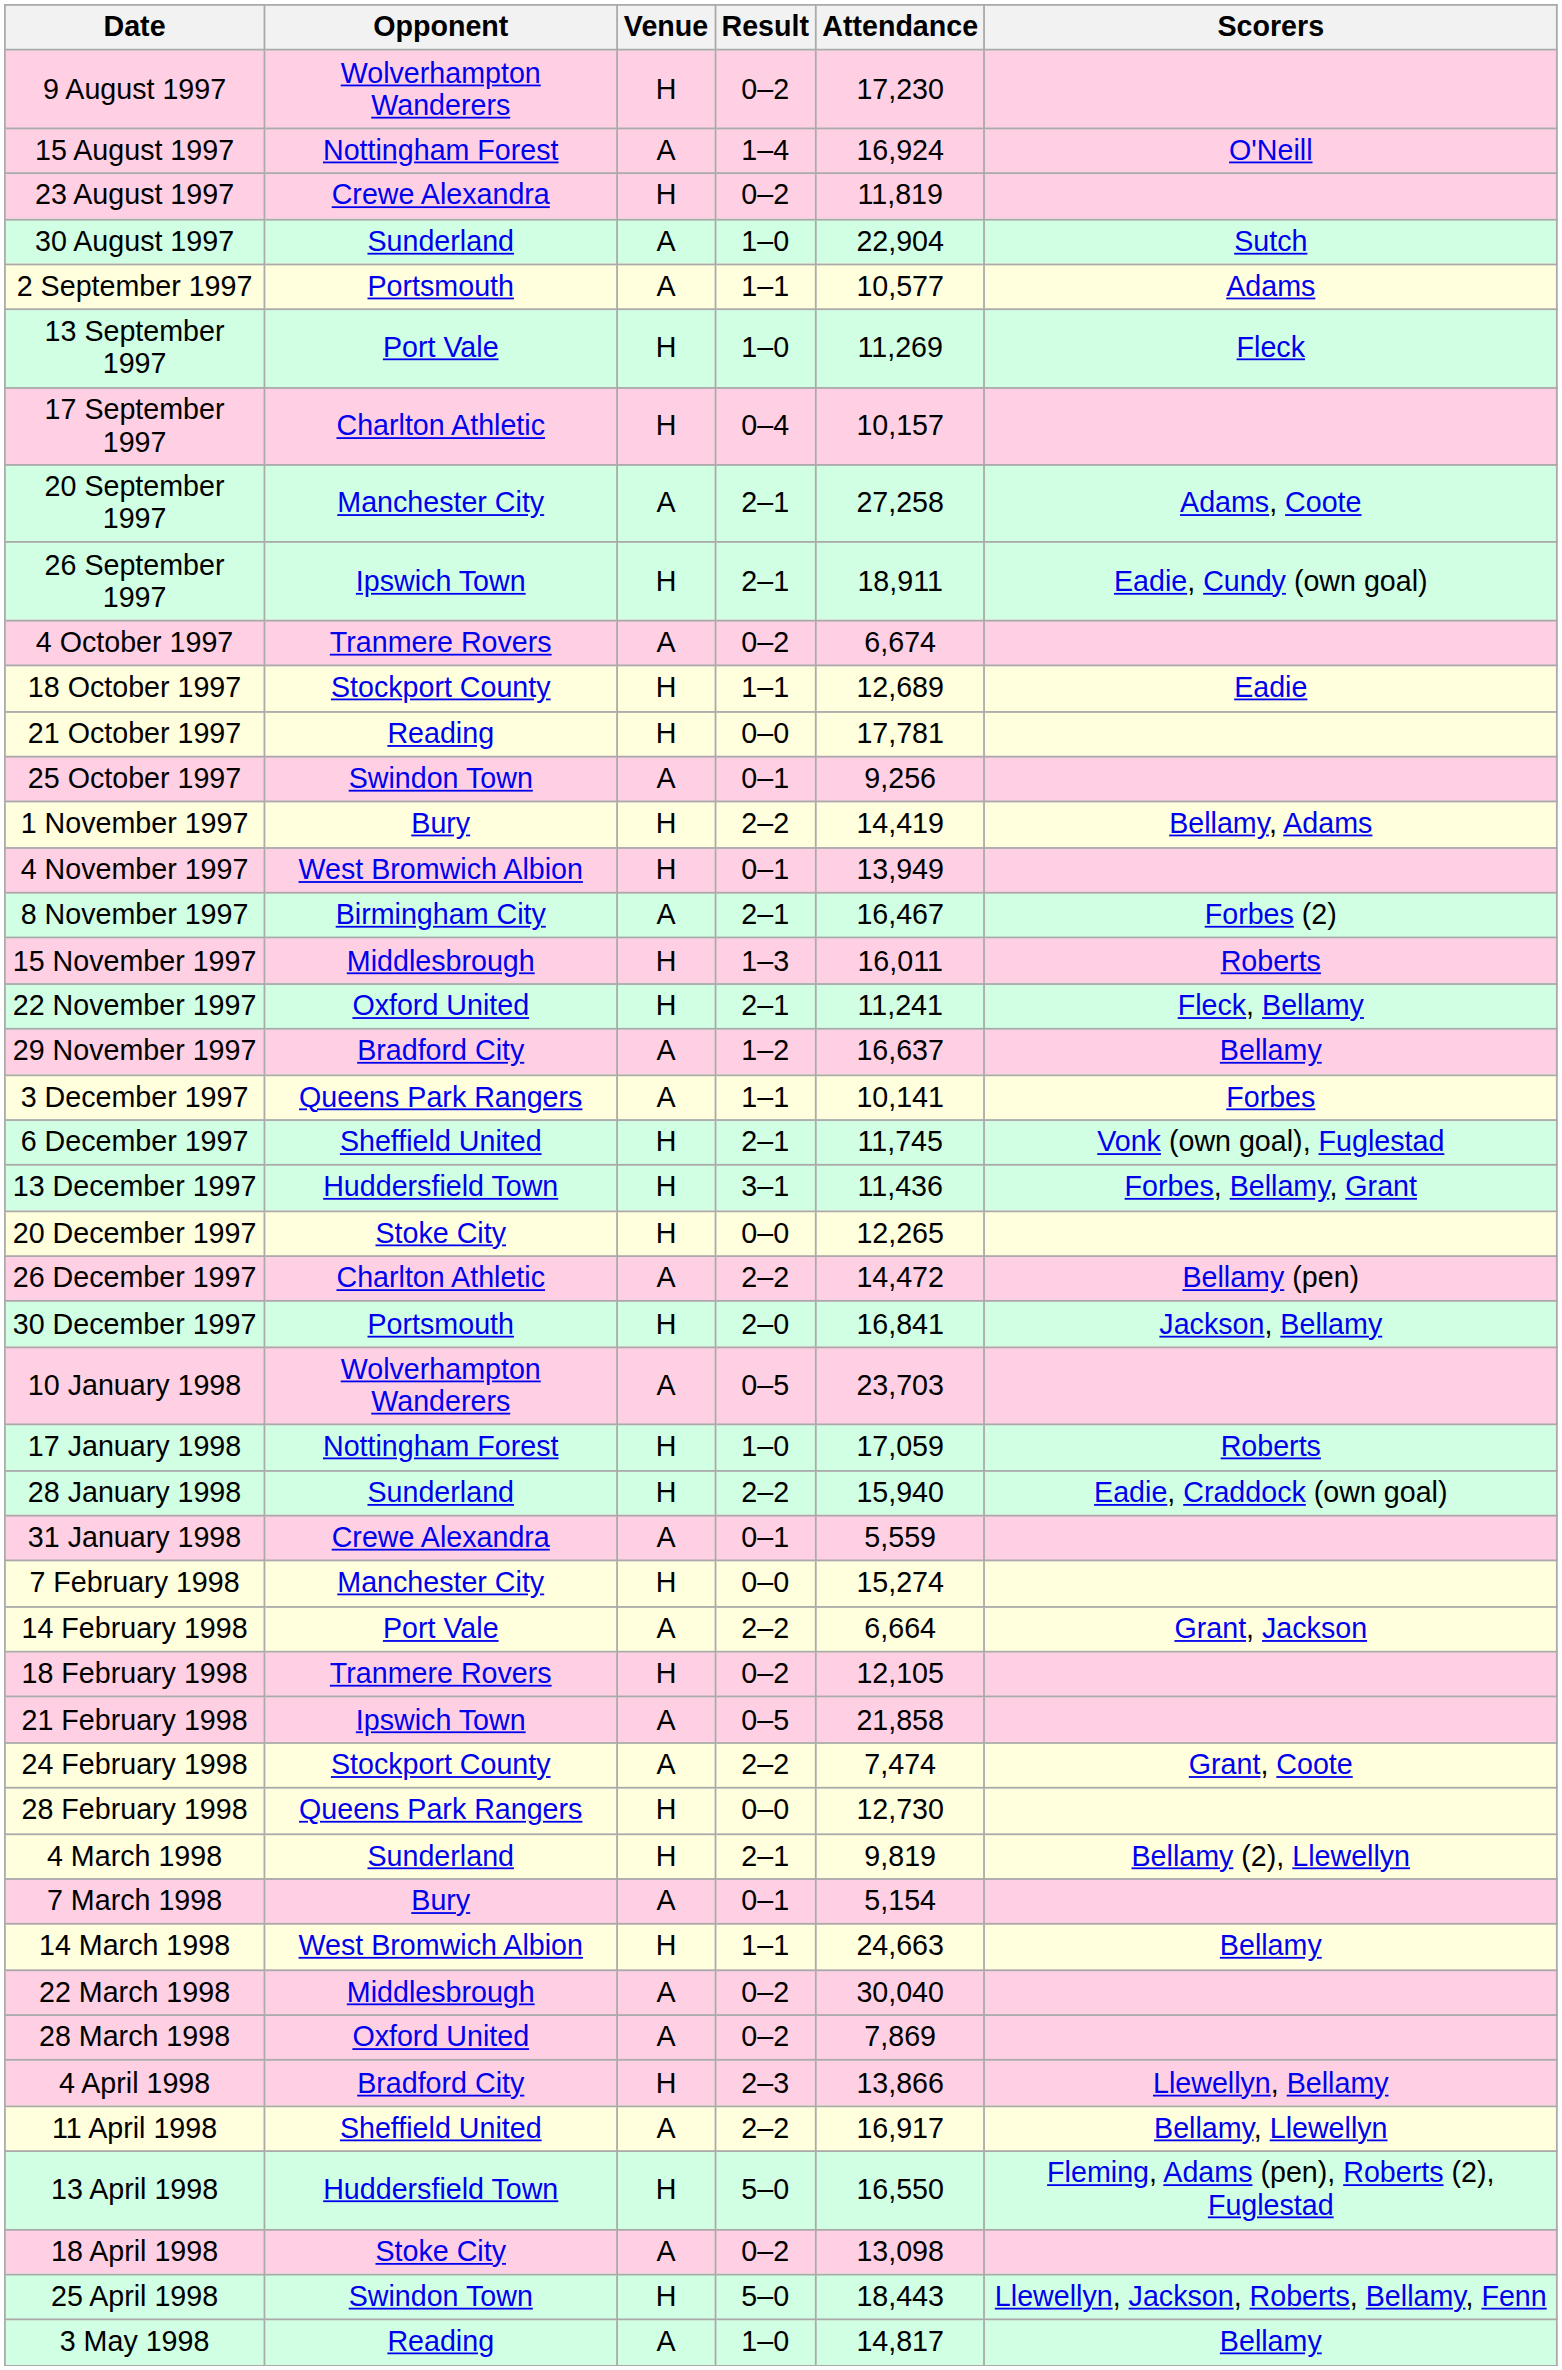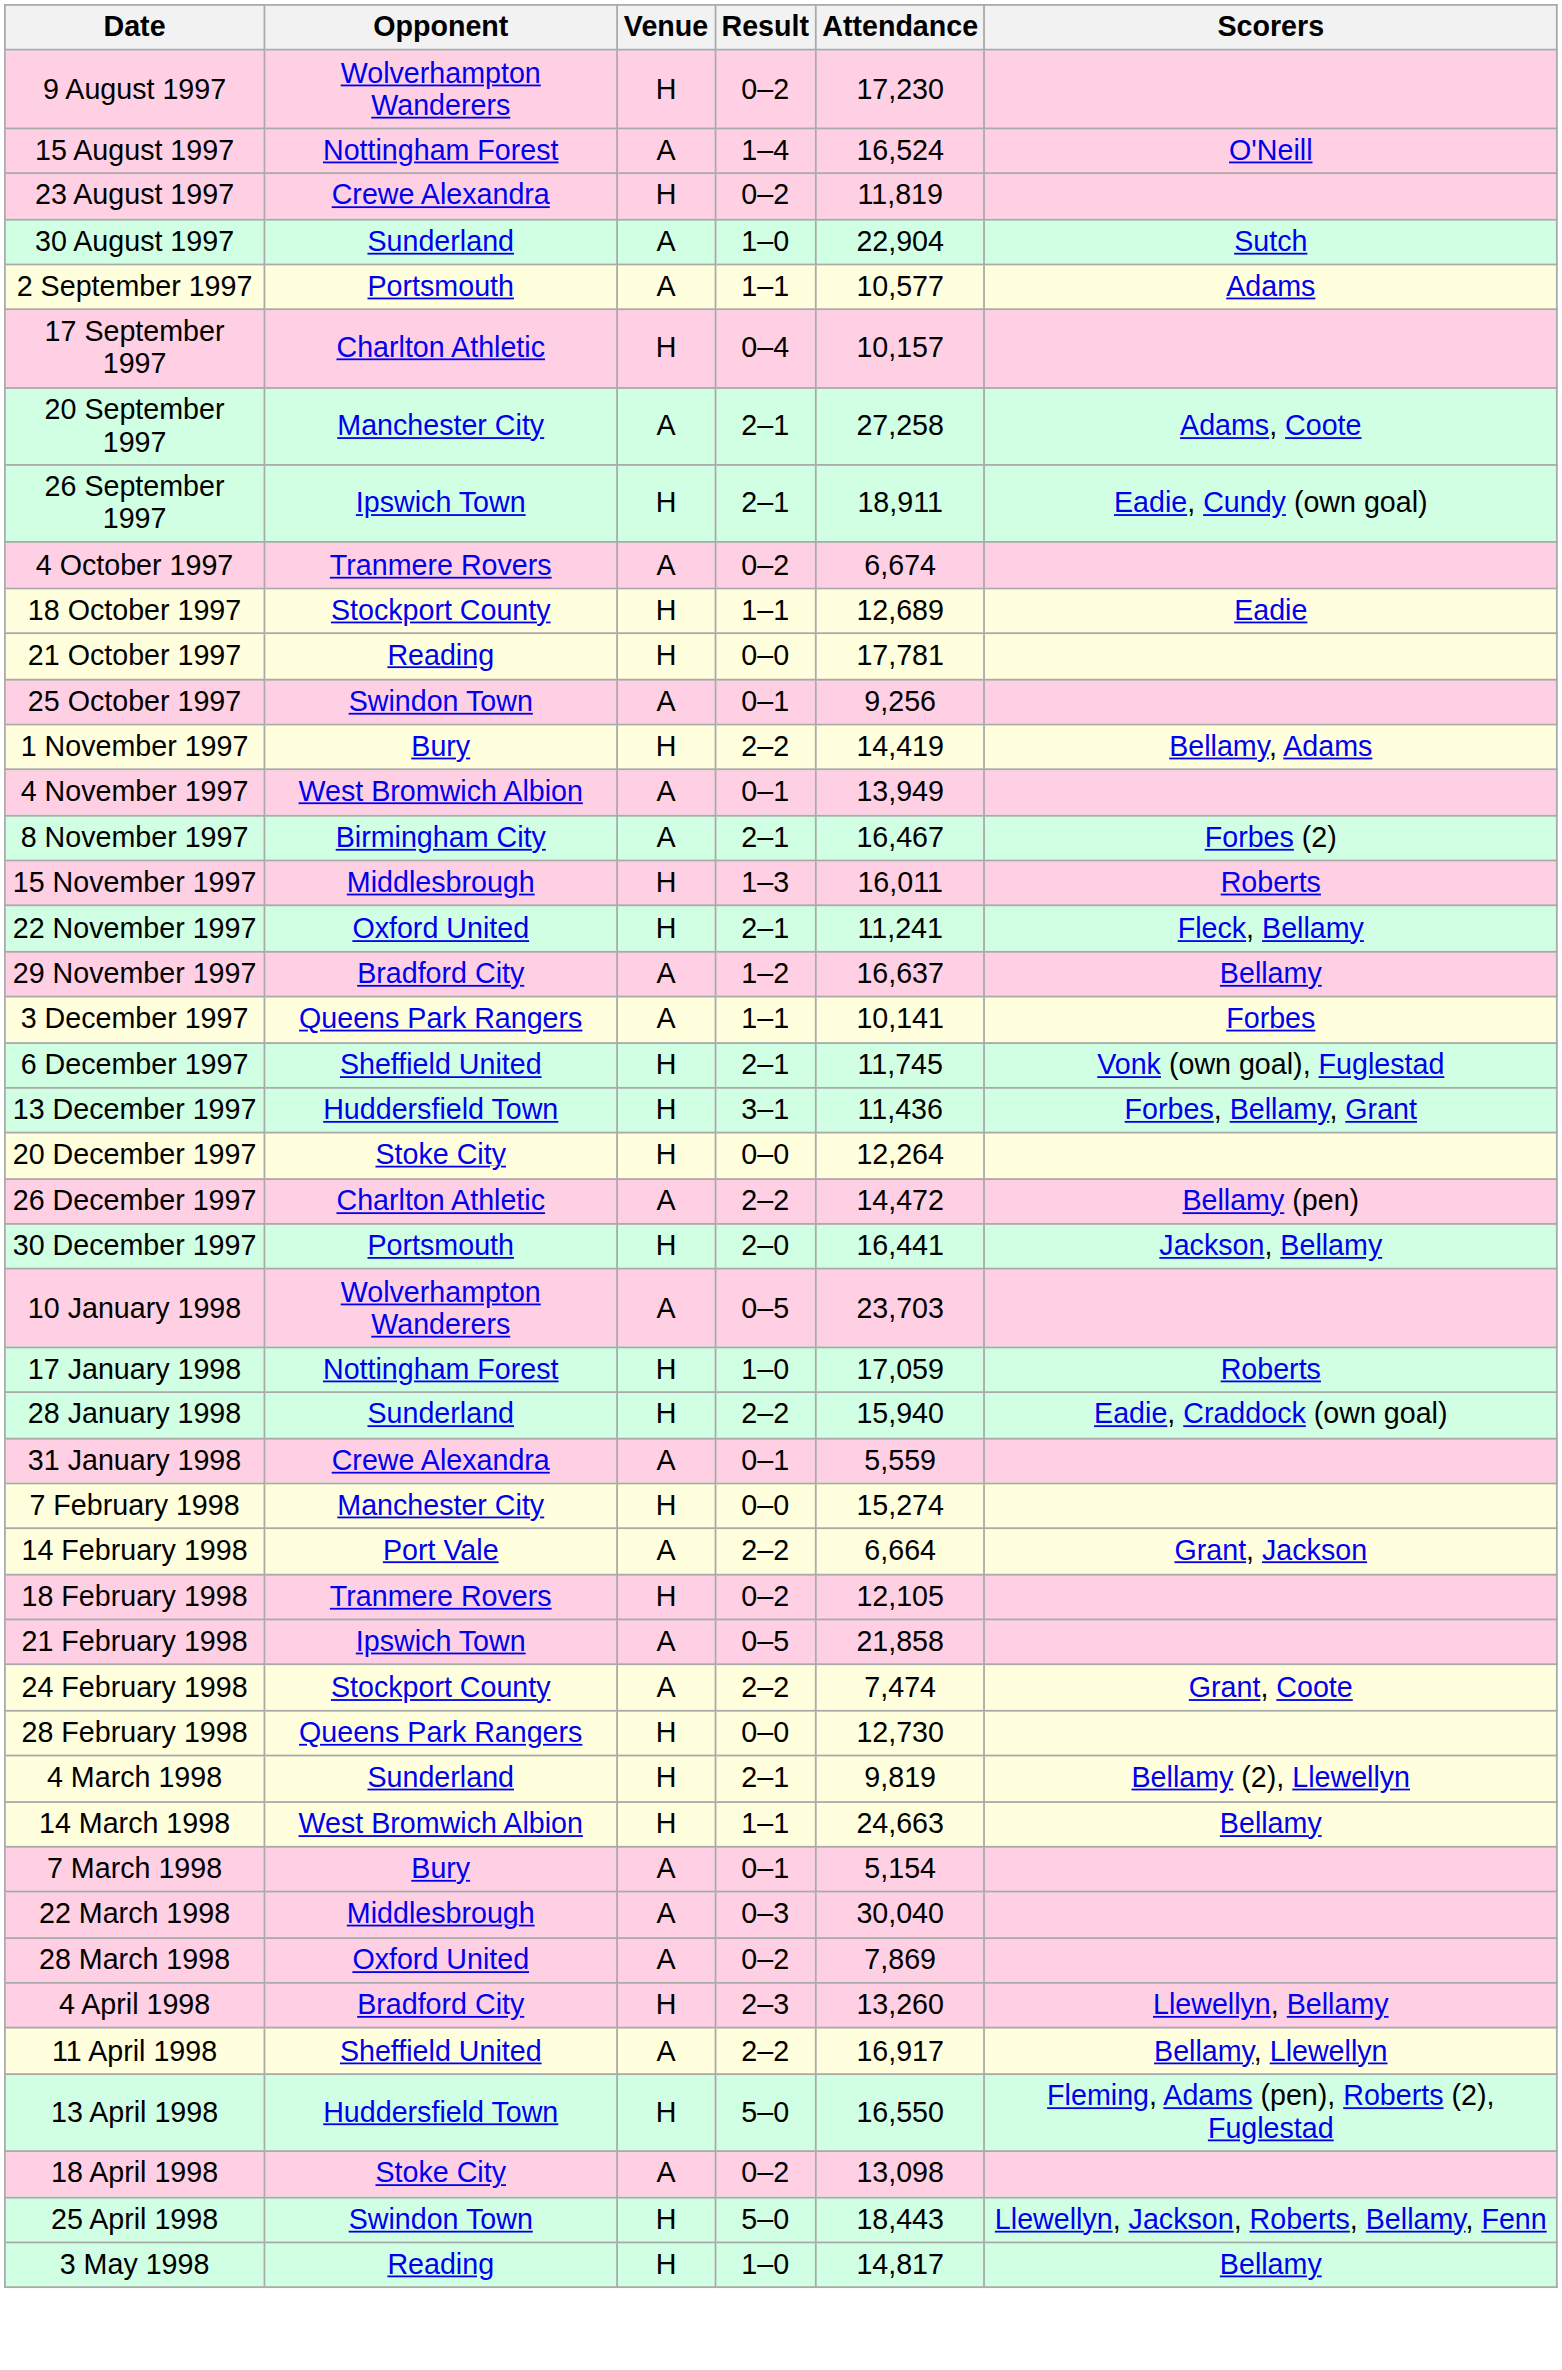(900, 150) 16,924 -> (900, 150) 16,524
- row: (135, 348)
(666, 869) H -> (666, 791) A
(900, 1232) 12,265 -> (900, 1155) 12,264
(900, 1323) 16,841 -> (900, 1246) 16,441
rows swapped: (135, 1901) <-> (135, 1946)
(765, 1991) 0–2 -> (765, 1914) 0–3
(900, 2082) 13,866 -> (900, 2005) 13,260
(666, 2342) A -> (666, 2264) H
